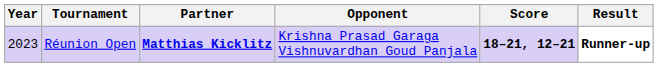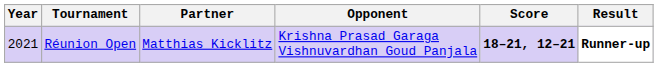(23, 44) 2023 -> (23, 44) 2021
(207, 44) bold -> (207, 44) normal
